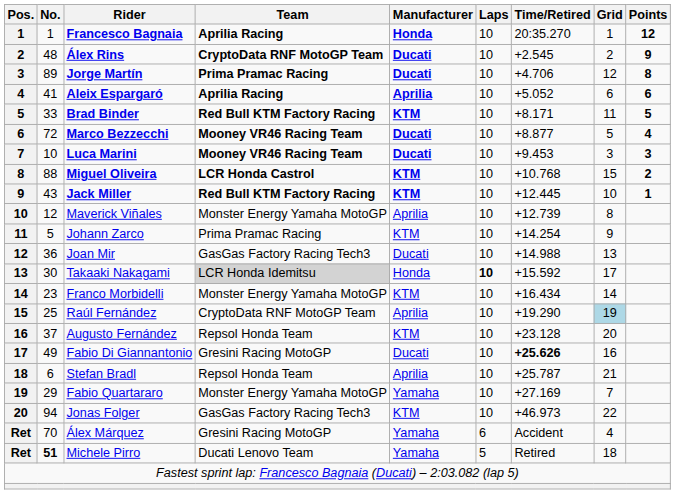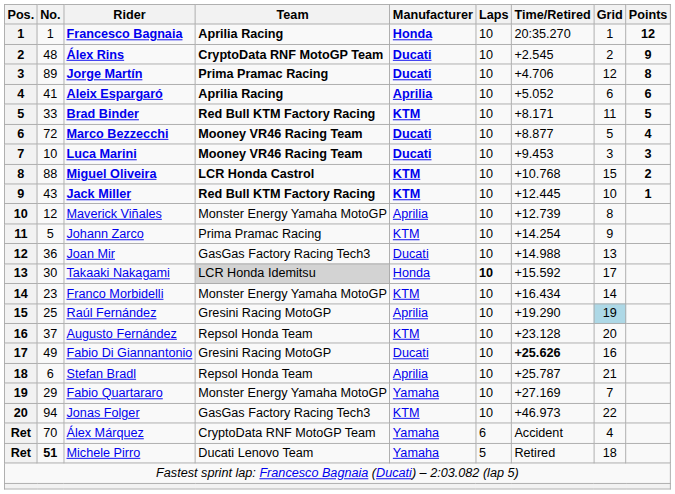(287, 313) CryptoData RNF MotoGP Team -> (265, 313) Gresini Racing MotoGP
(265, 433) Gresini Racing MotoGP -> (287, 433) CryptoData RNF MotoGP Team
